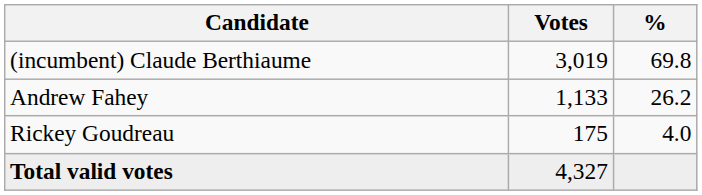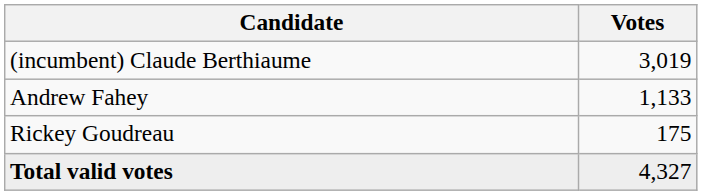- column: (655, 23)
